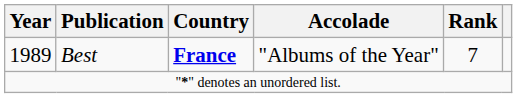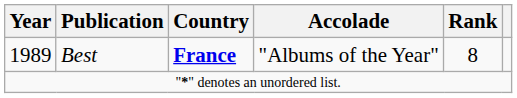(473, 54) 7 -> (473, 54) 8
